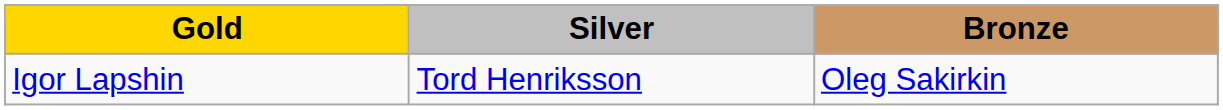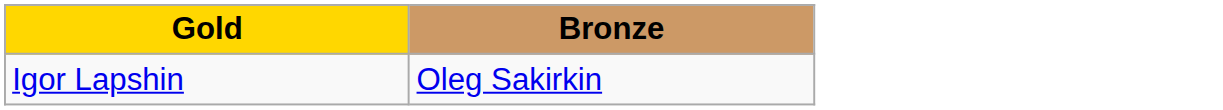- column: (612, 29)
